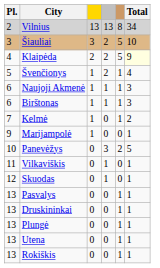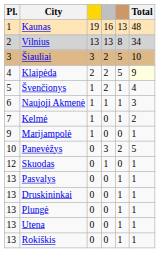+ row: (36, 27)
- row: (40, 103)
- row: (43, 164)
